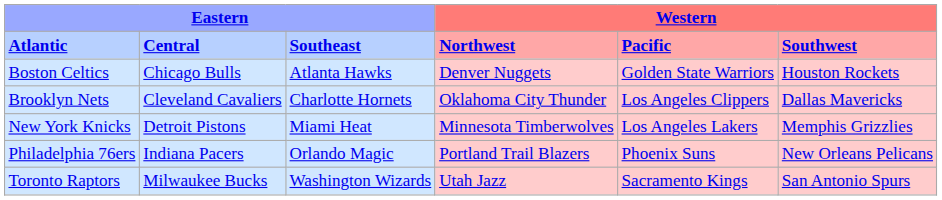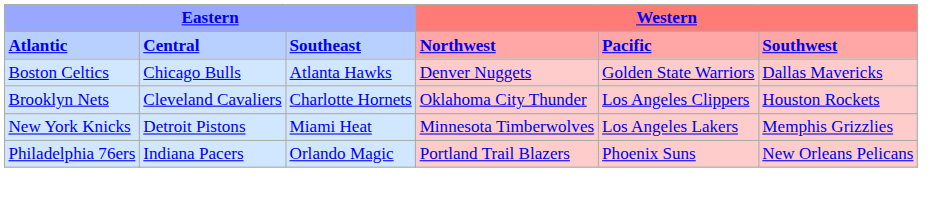(841, 72) Houston Rockets -> (822, 72) Dallas Mavericks
(842, 99) Dallas Mavericks -> (821, 99) Houston Rockets
- row: (64, 180)
